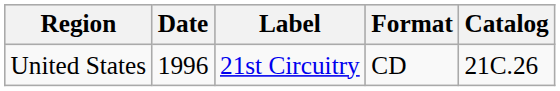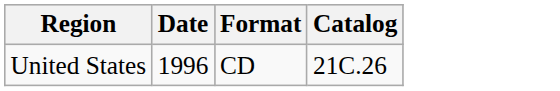- column: (290, 24)
